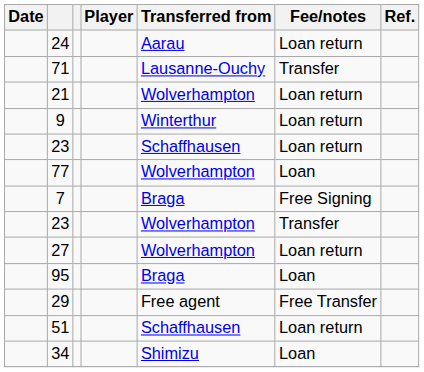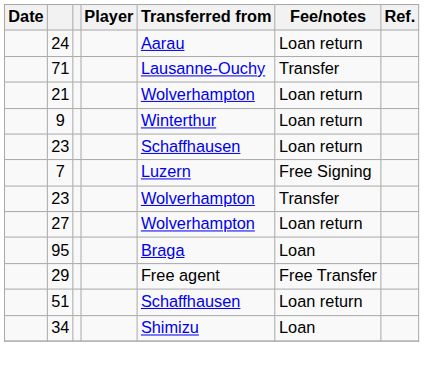- row: (26, 173)
(163, 198) Braga -> (166, 172) Luzern
